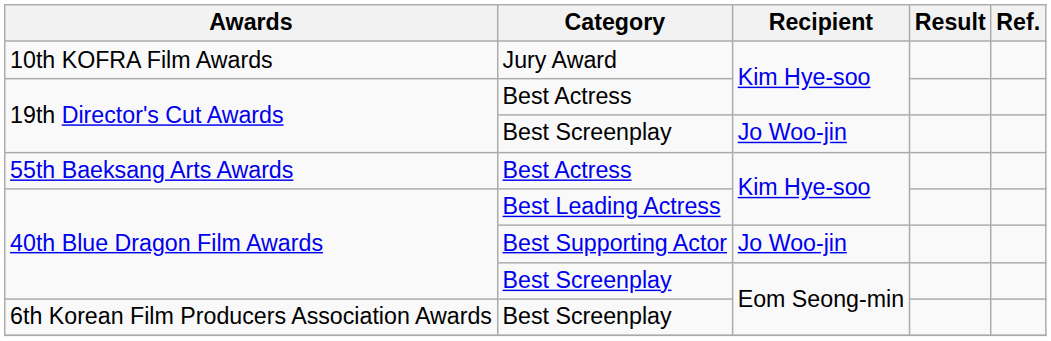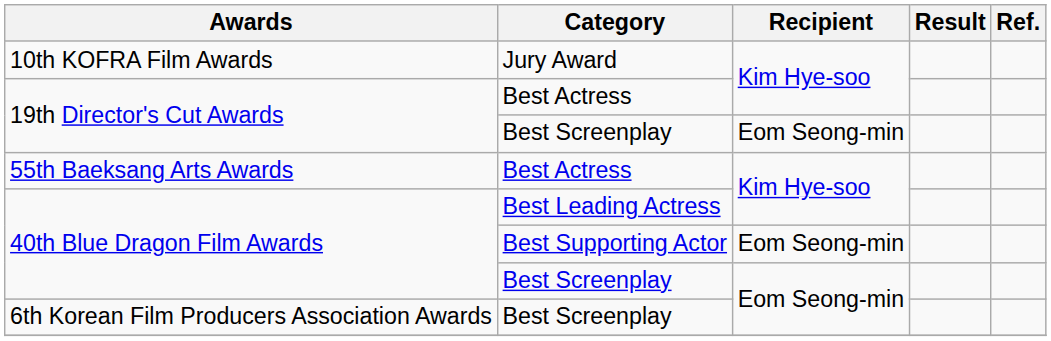(792, 133) Jo Woo-jin -> (821, 133) Eom Seong-min
(792, 243) Jo Woo-jin -> (821, 243) Eom Seong-min
